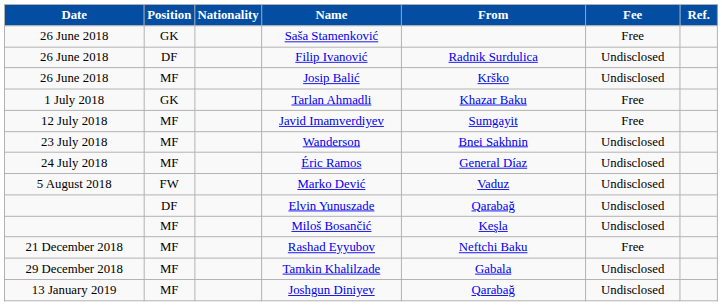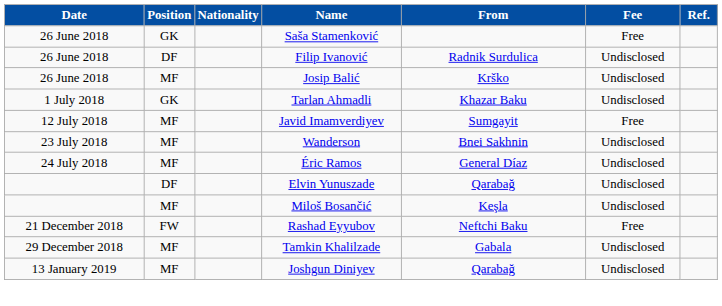(633, 100) Free -> (633, 100) Undisclosed
- row: (331, 184)
(169, 247) MF -> (169, 226) FW
